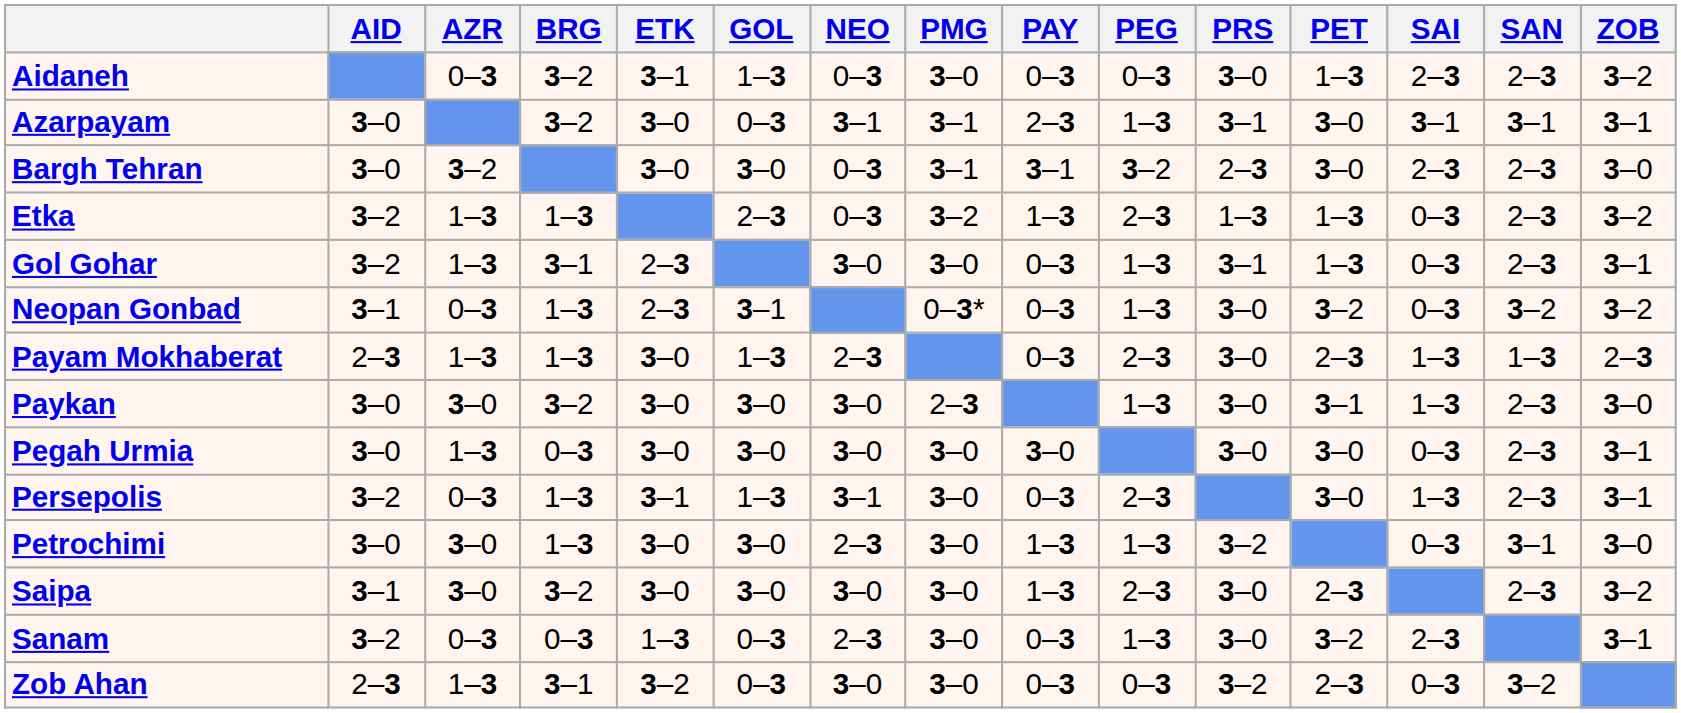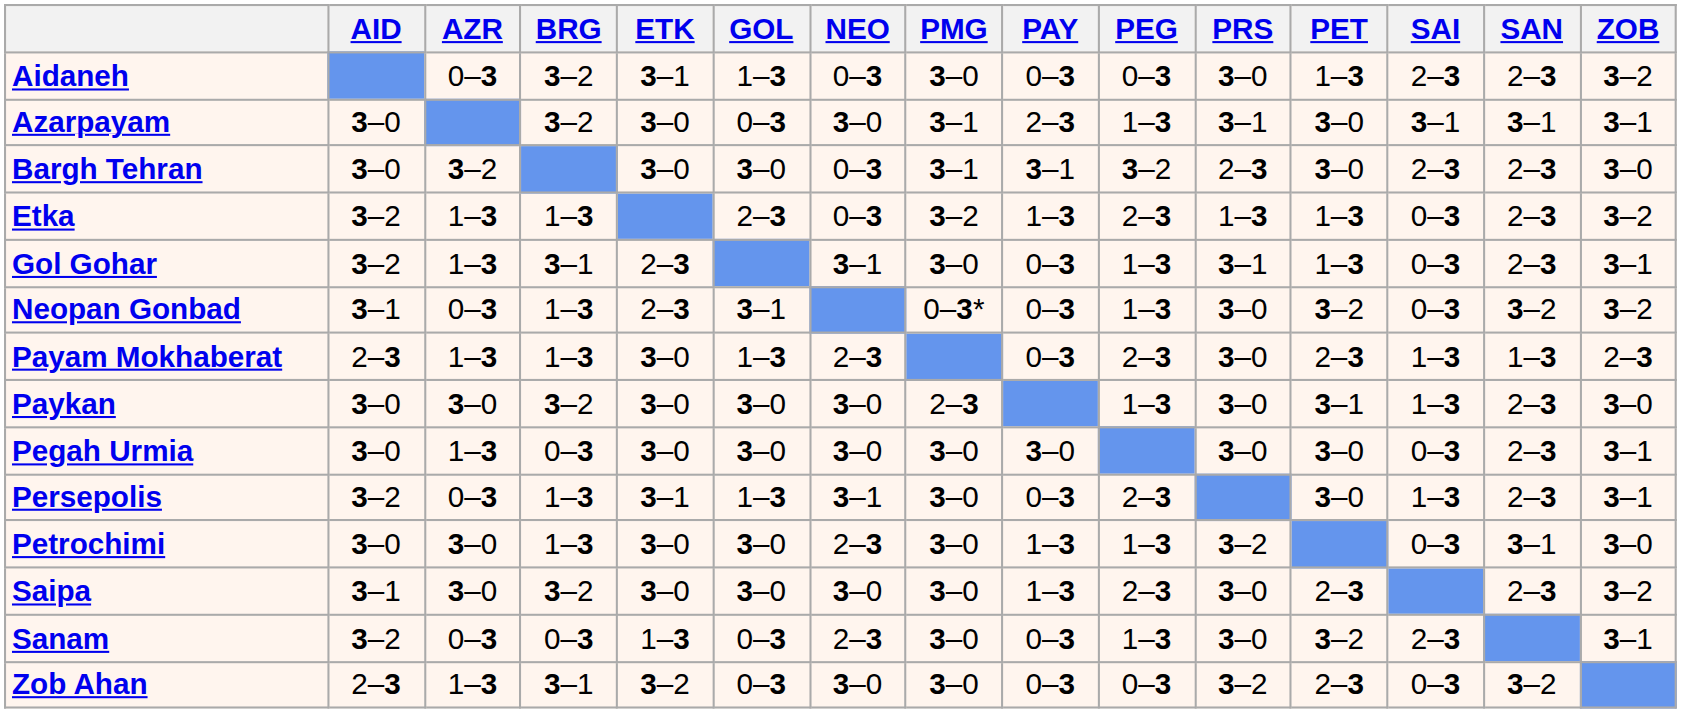(858, 123) 3–1 -> (858, 123) 3–0
(858, 263) 3–0 -> (858, 263) 3–1
